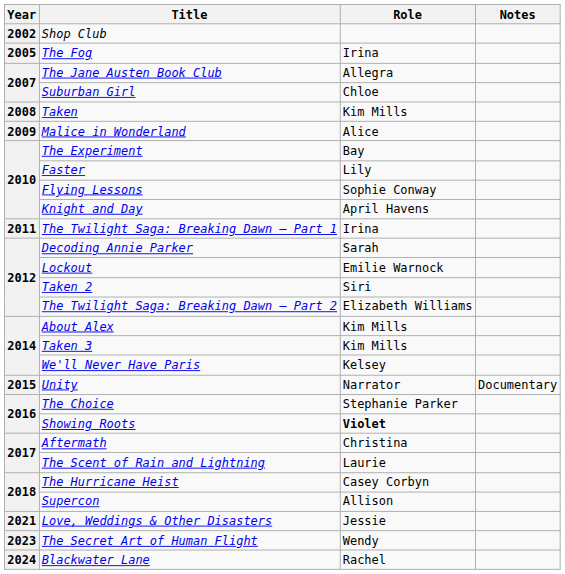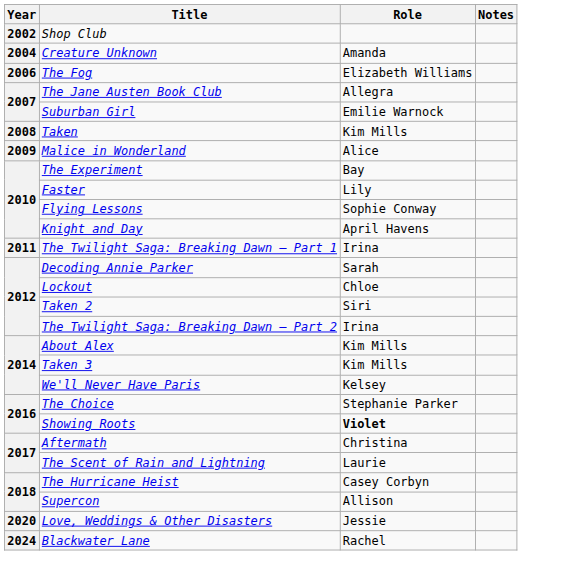+ row: (99, 53)
(22, 53) 2005 -> (22, 73) 2006
(361, 53) Irina -> (408, 73) Elizabeth Williams
(361, 92) Chloe -> (393, 112) Emilie Warnock
(393, 268) Emilie Warnock -> (361, 287) Chloe
(408, 307) Elizabeth Williams -> (361, 326) Irina
- row: (60, 385)
(22, 521) 2021 -> (22, 521) 2020
- row: (150, 541)
